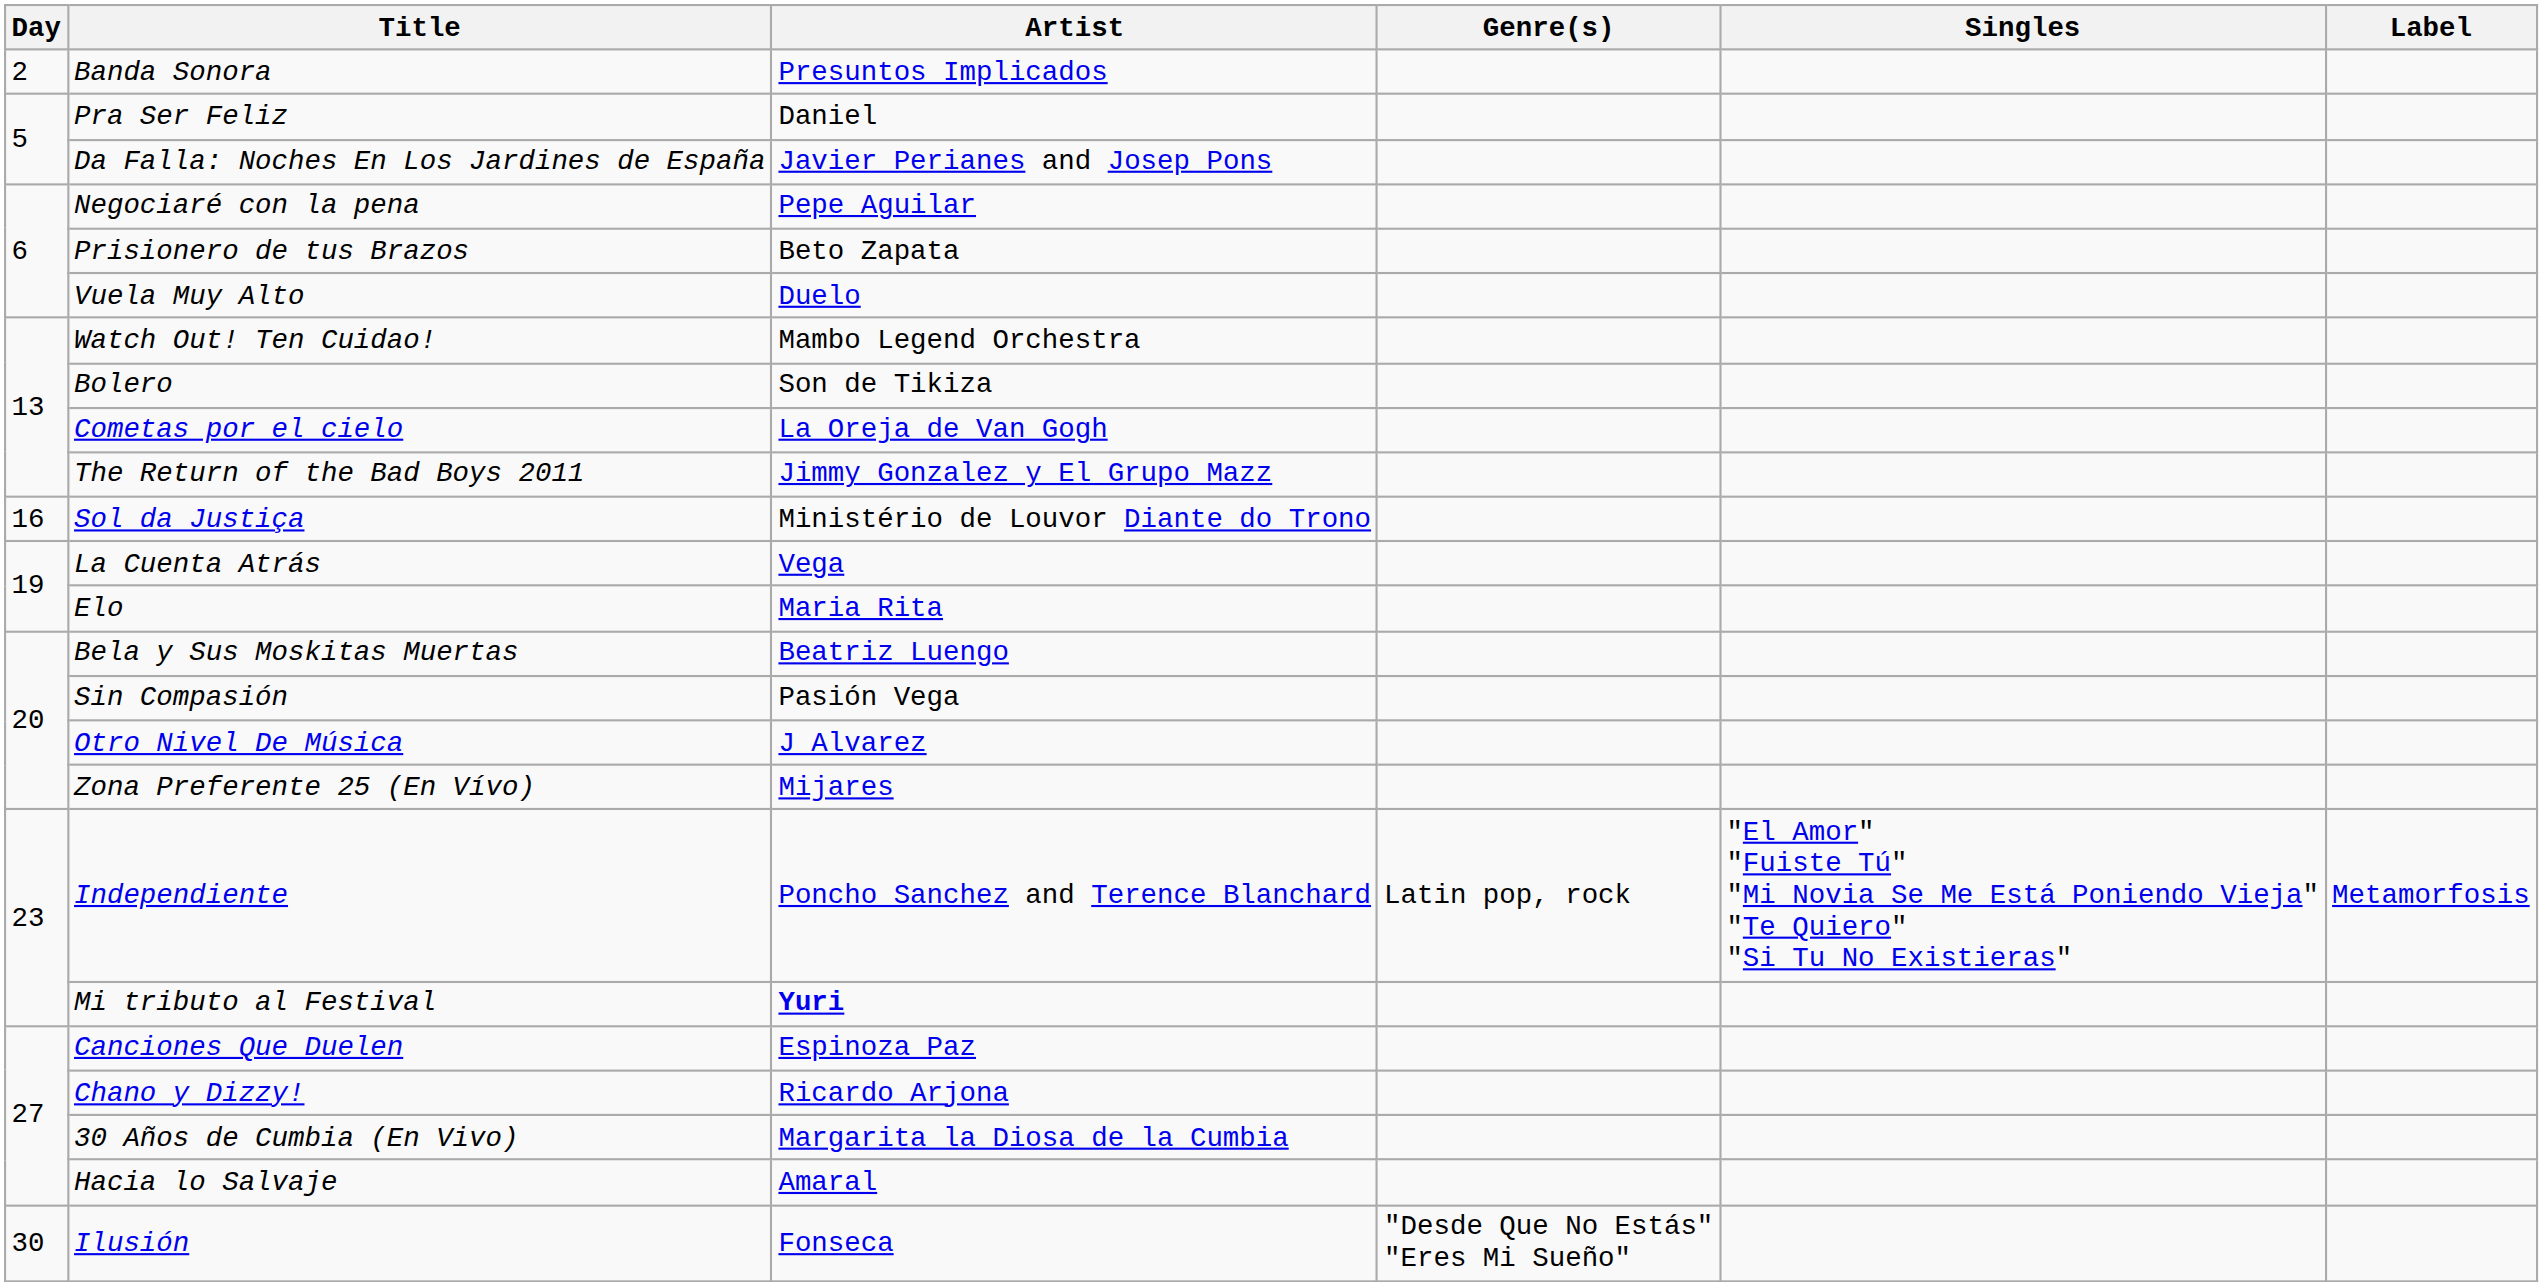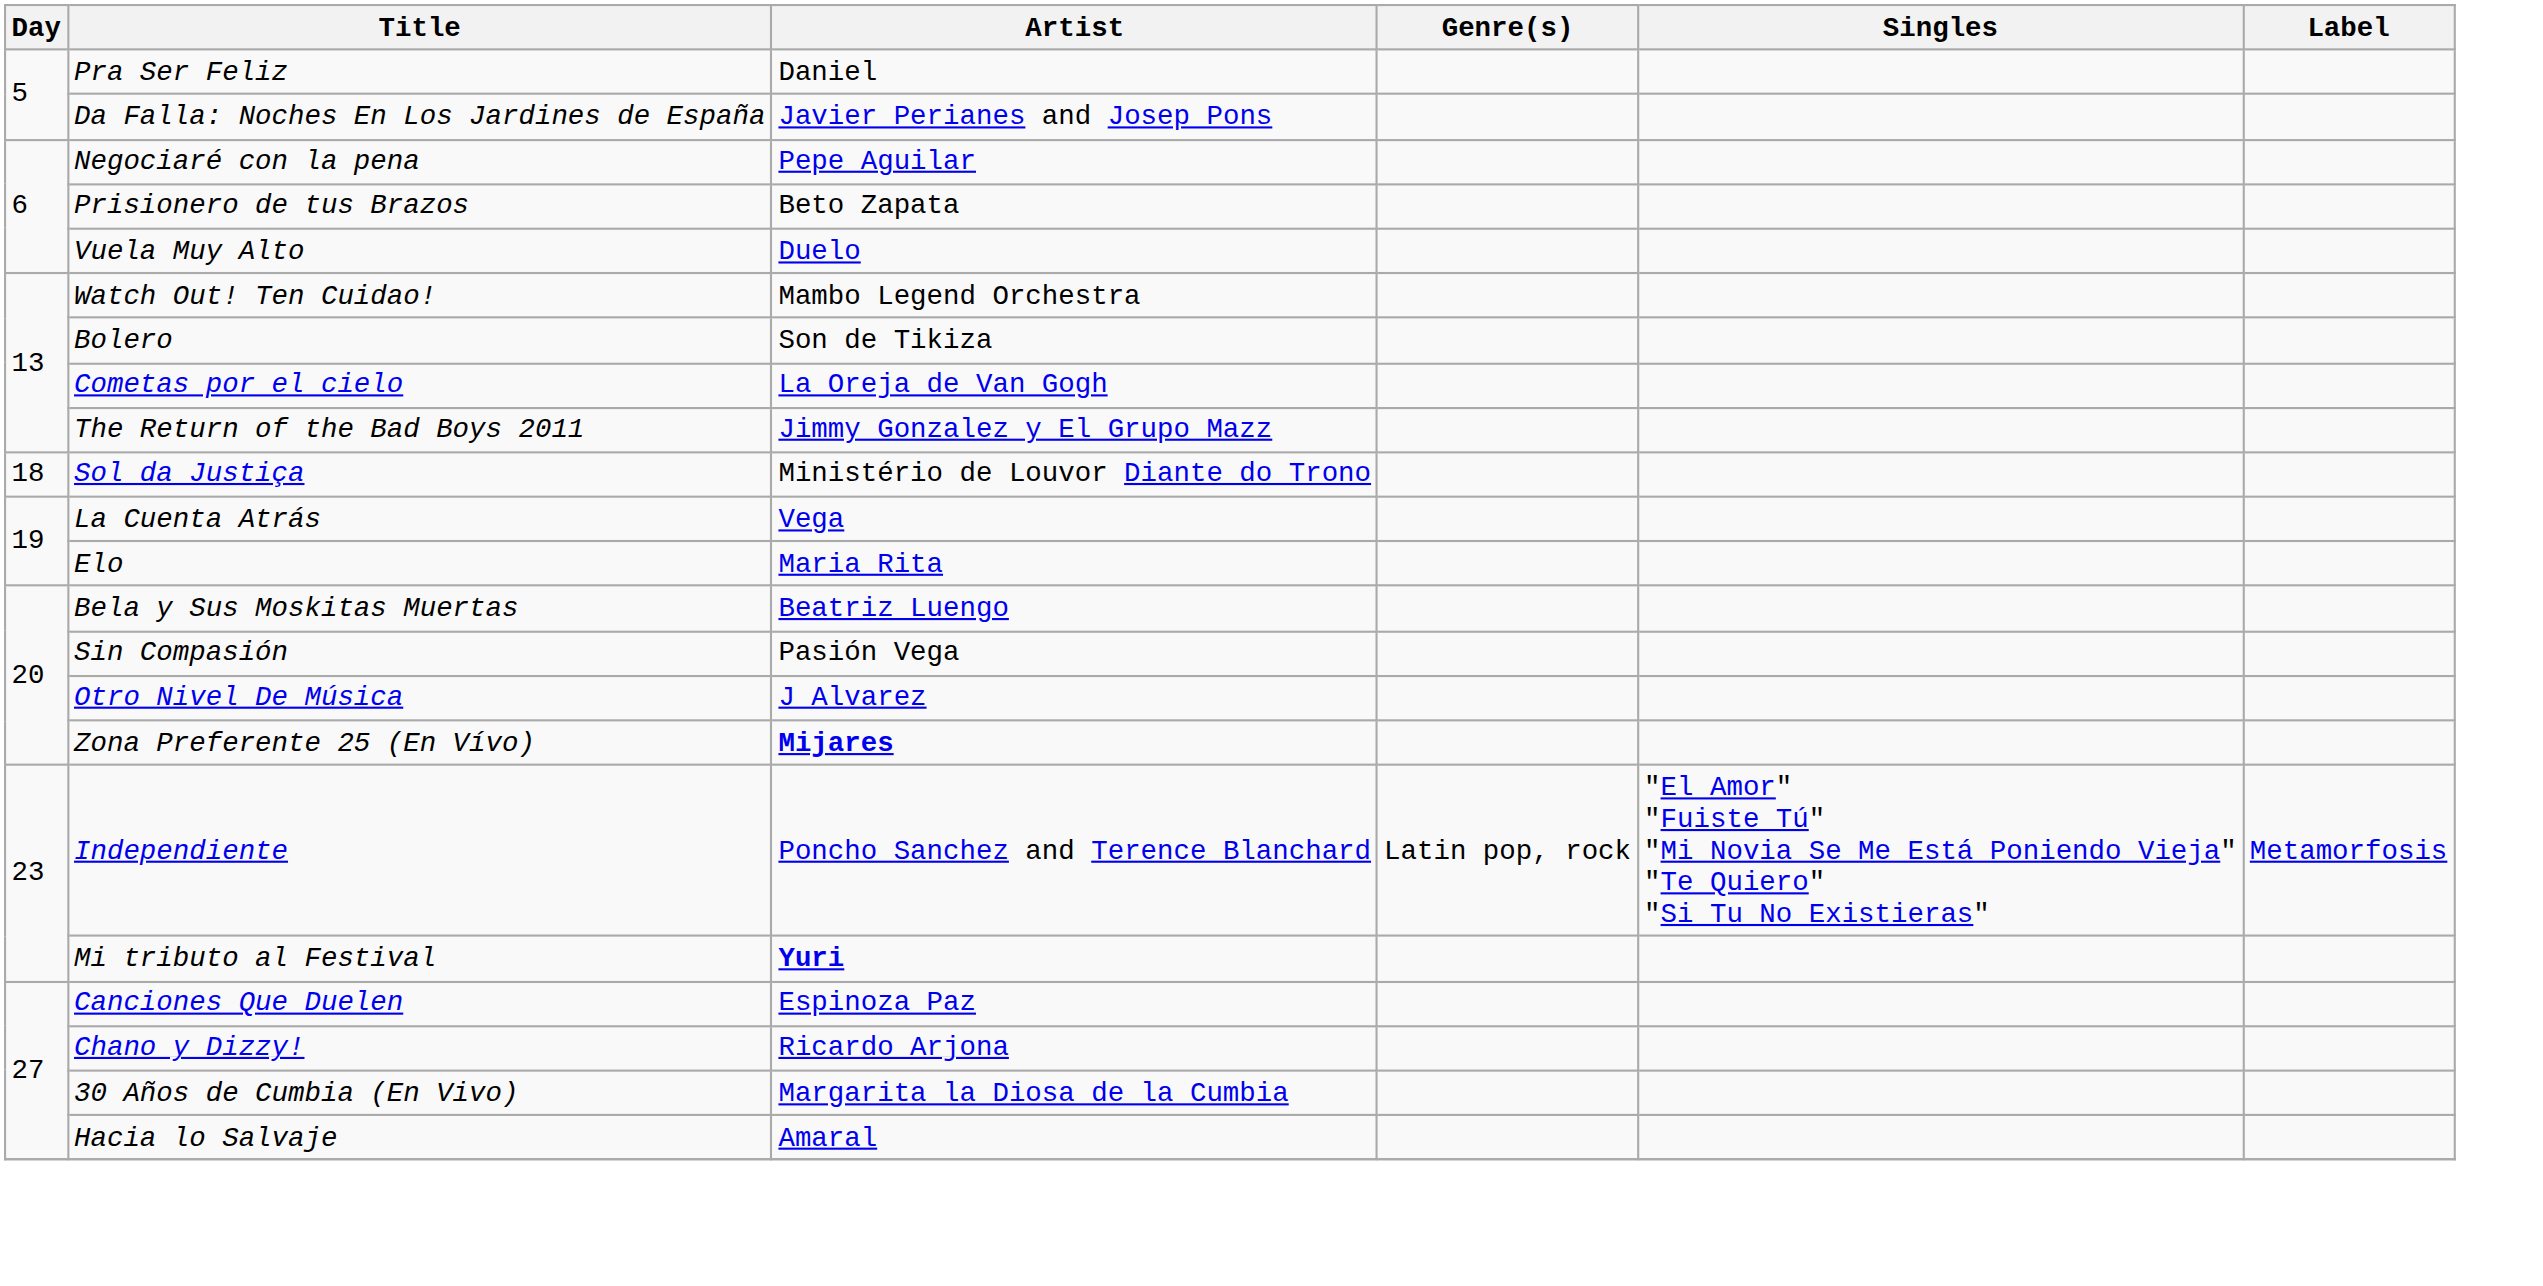- row: (173, 72)
(28, 519) 16 -> (28, 474) 18
(836, 787) normal -> (836, 743) bold
- row: (132, 1243)
